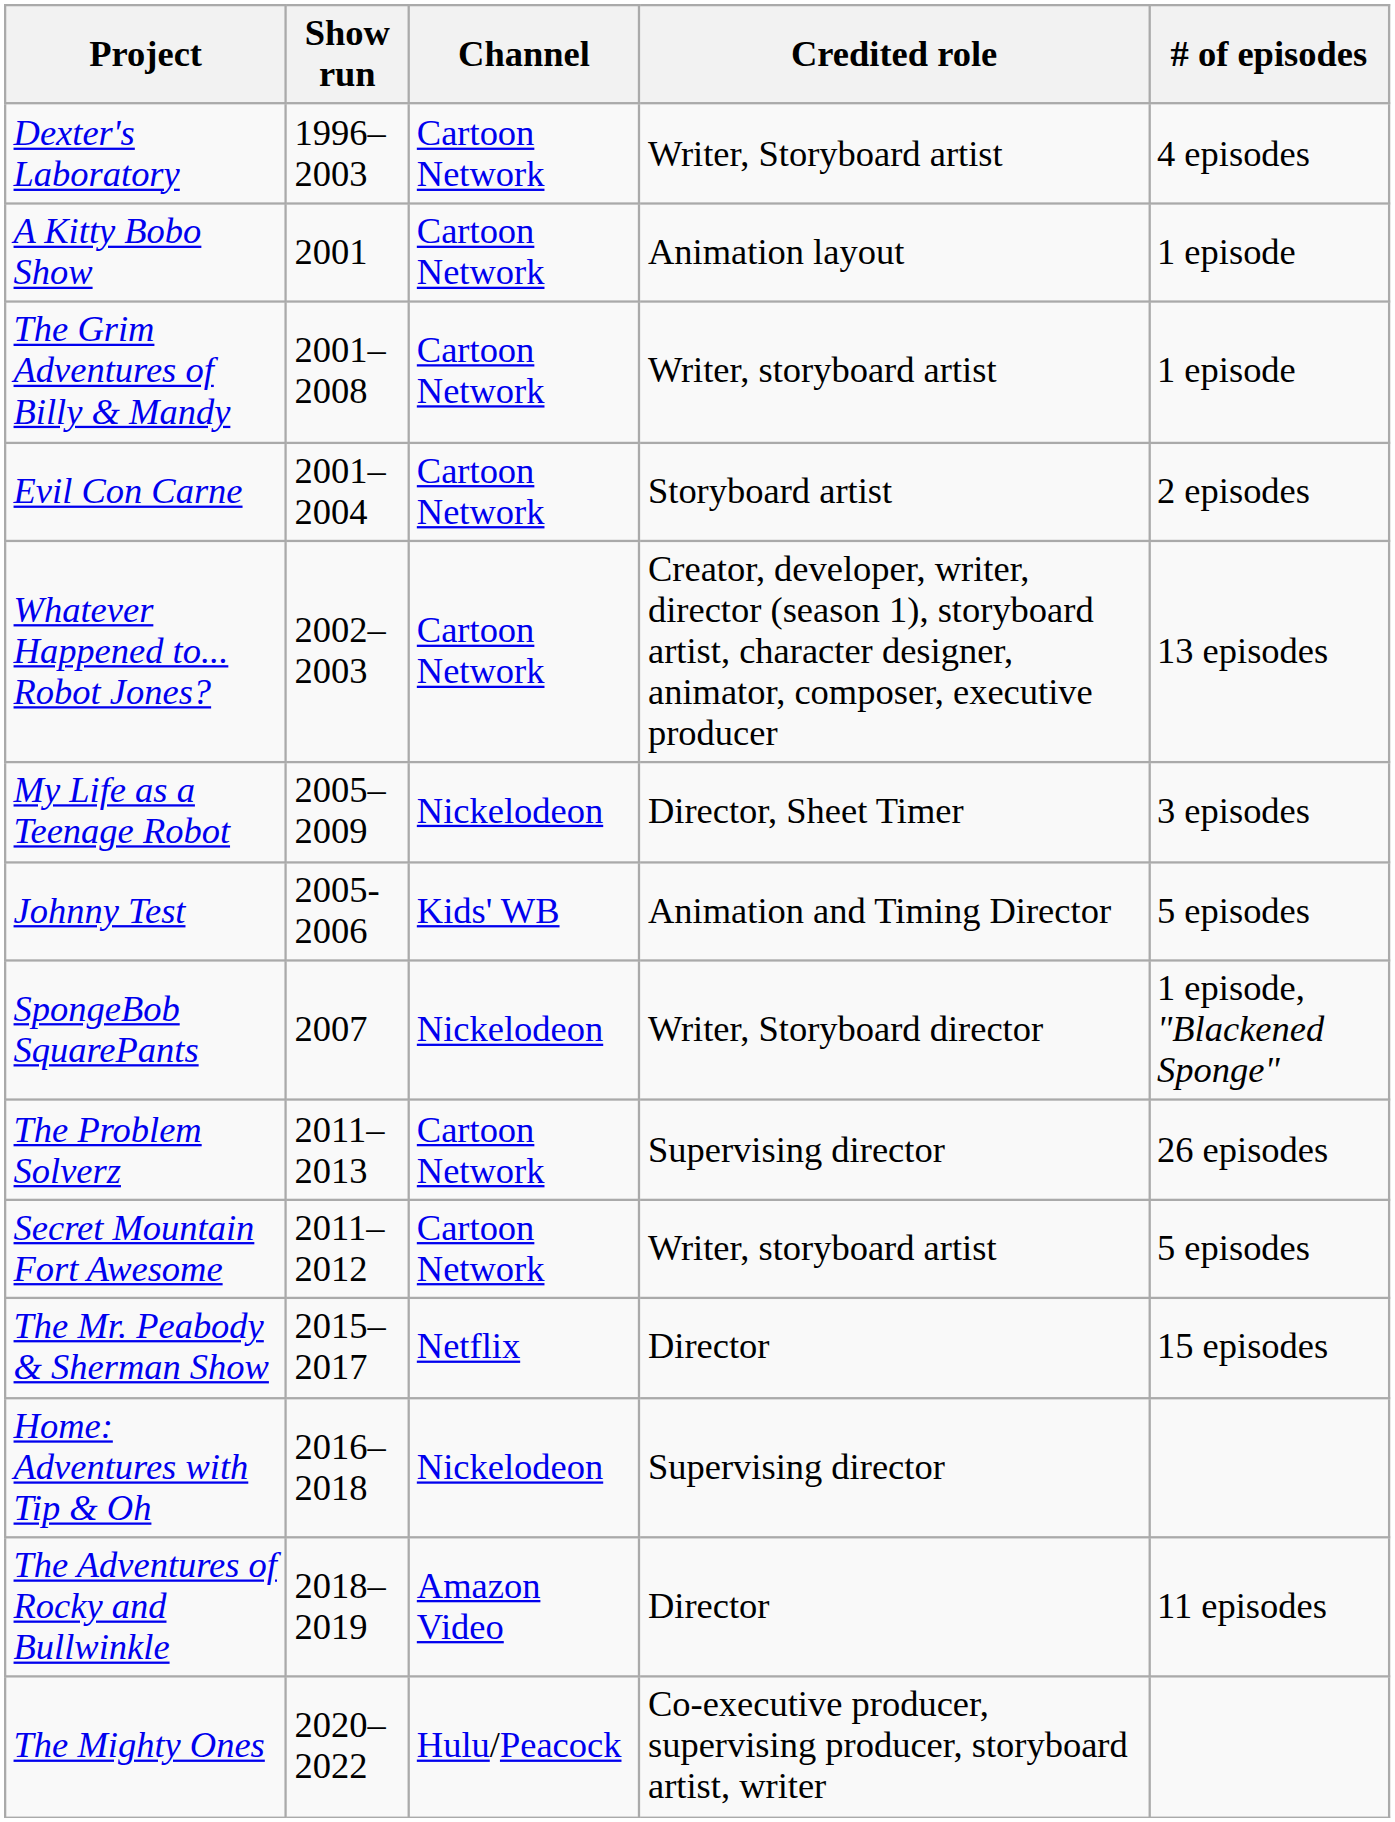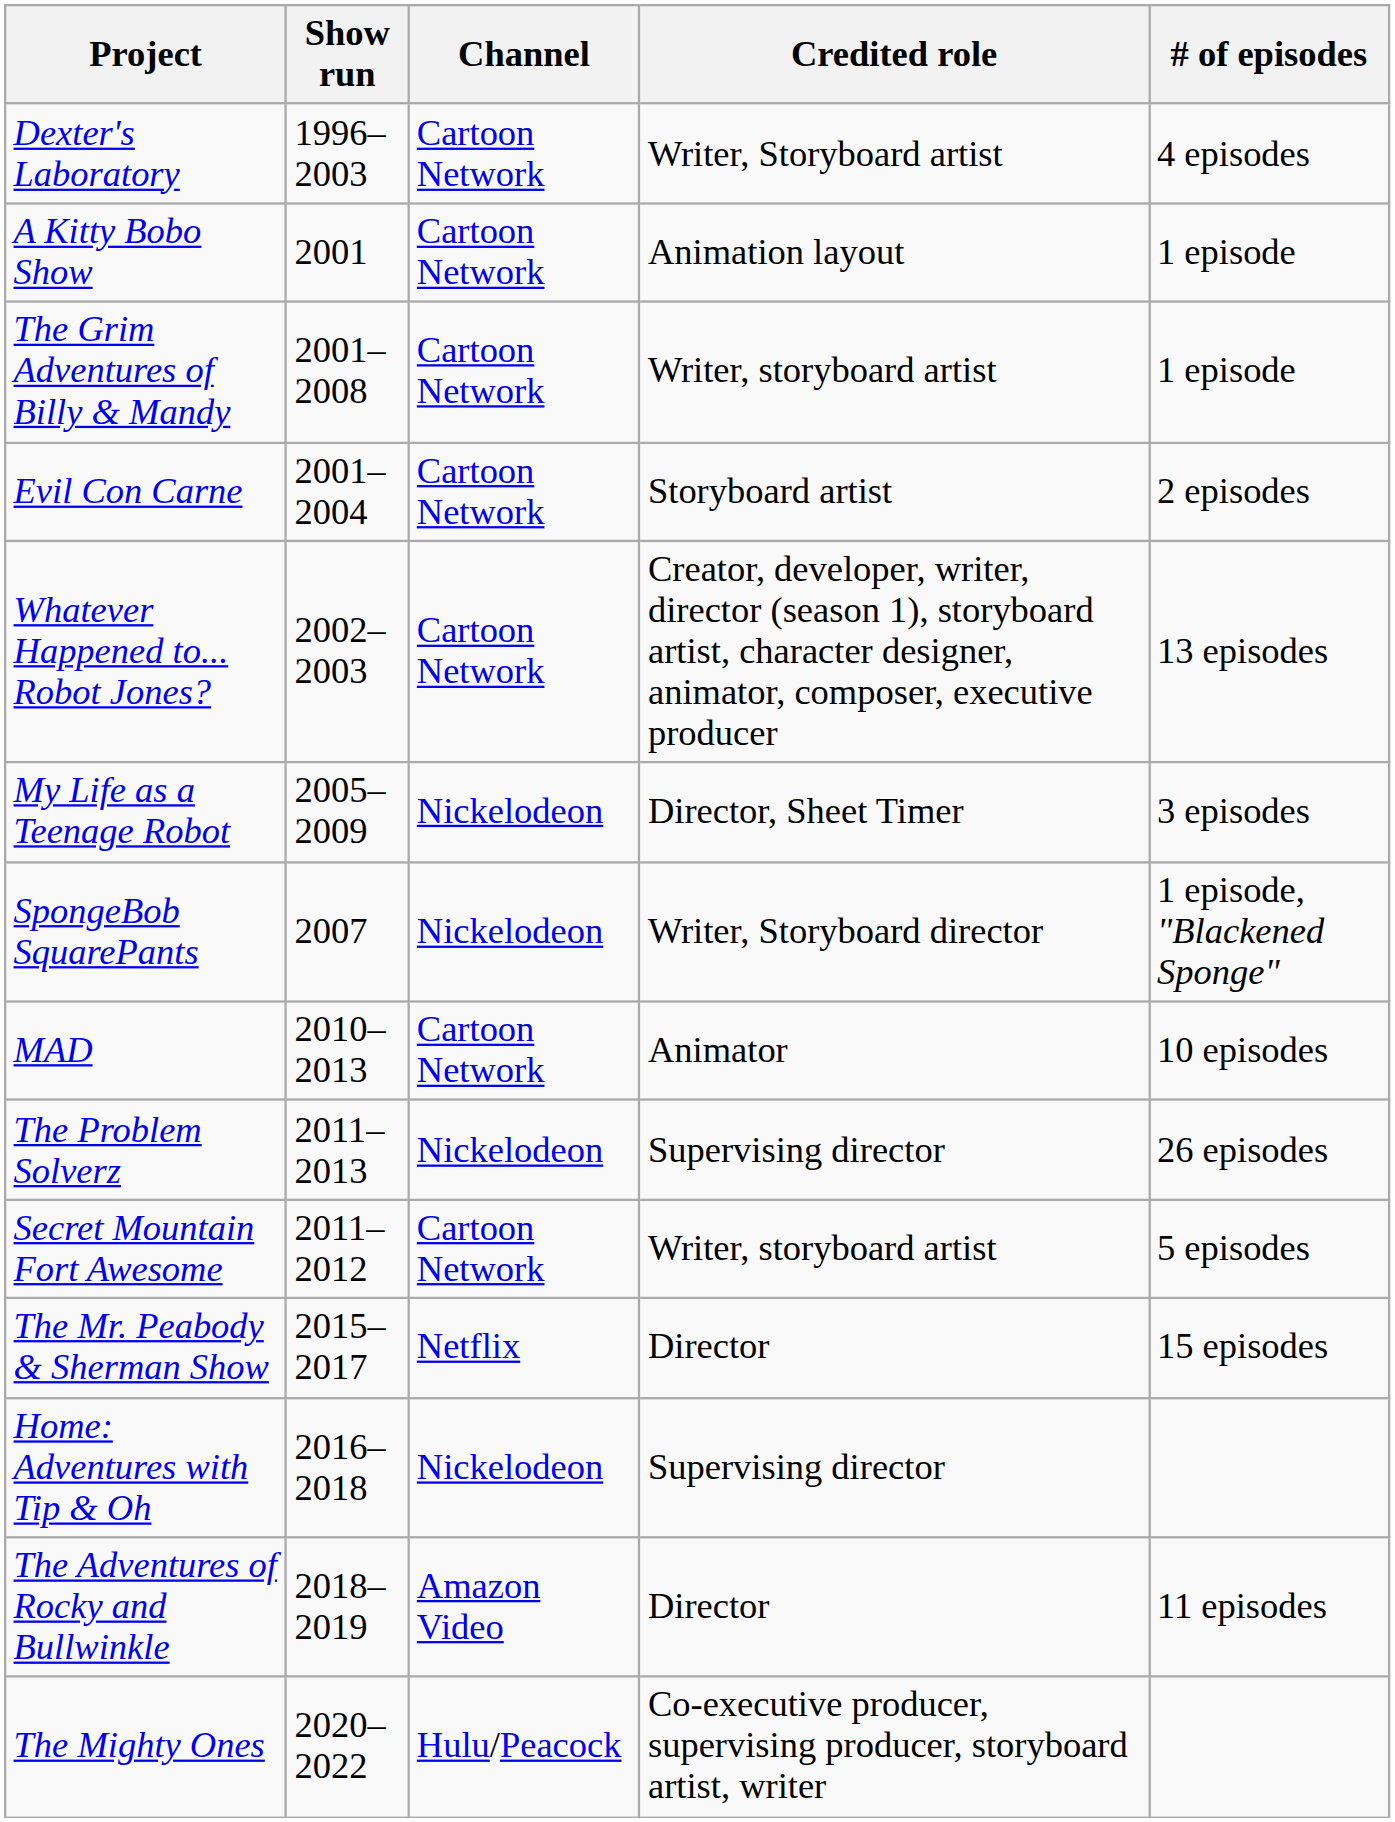- row: (100, 910)
+ row: (53, 1050)
(481, 1149) Cartoon Network -> (510, 1149) Nickelodeon
